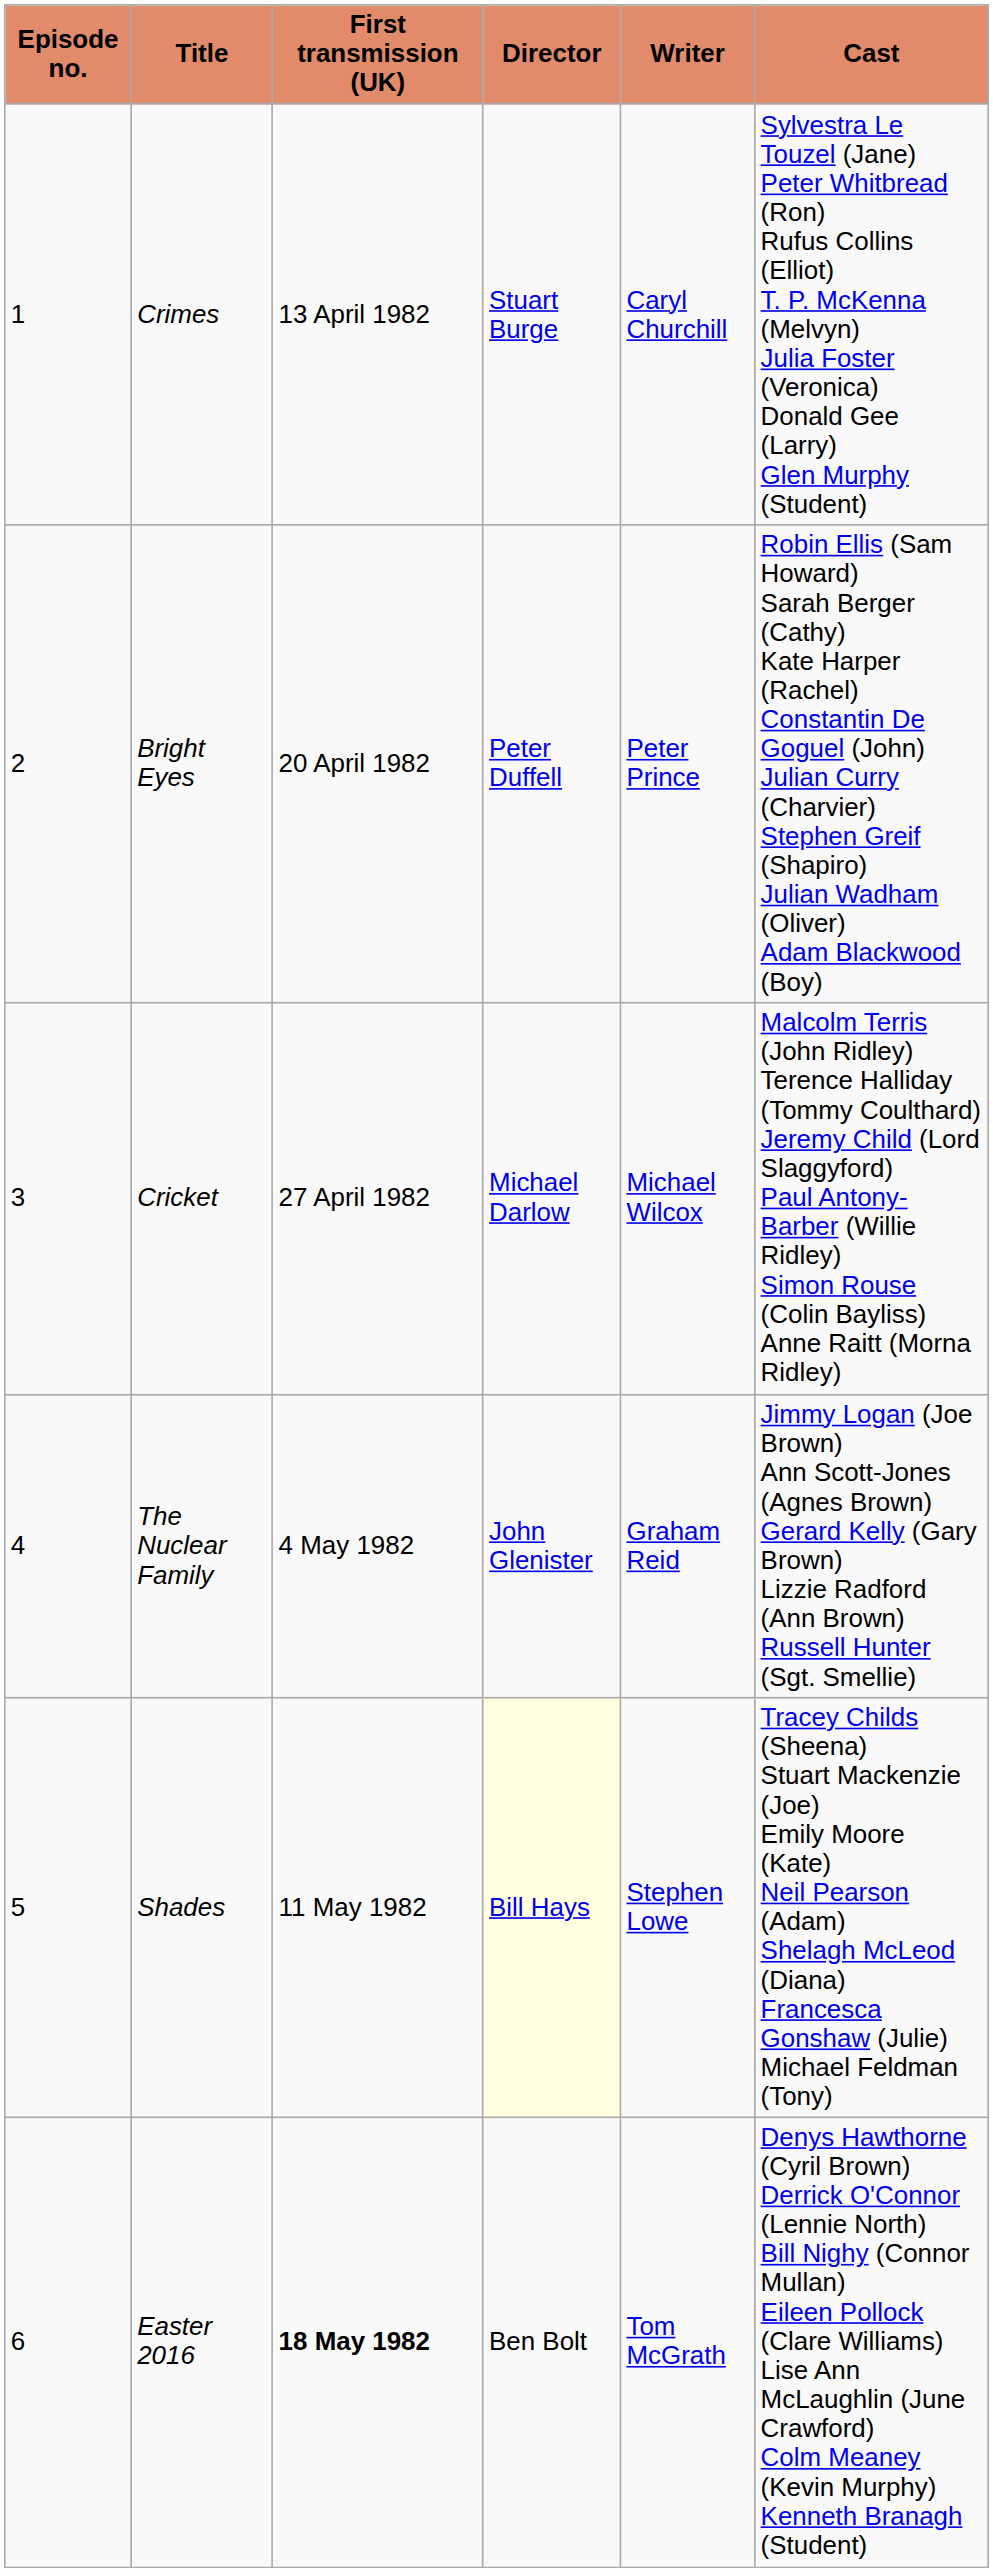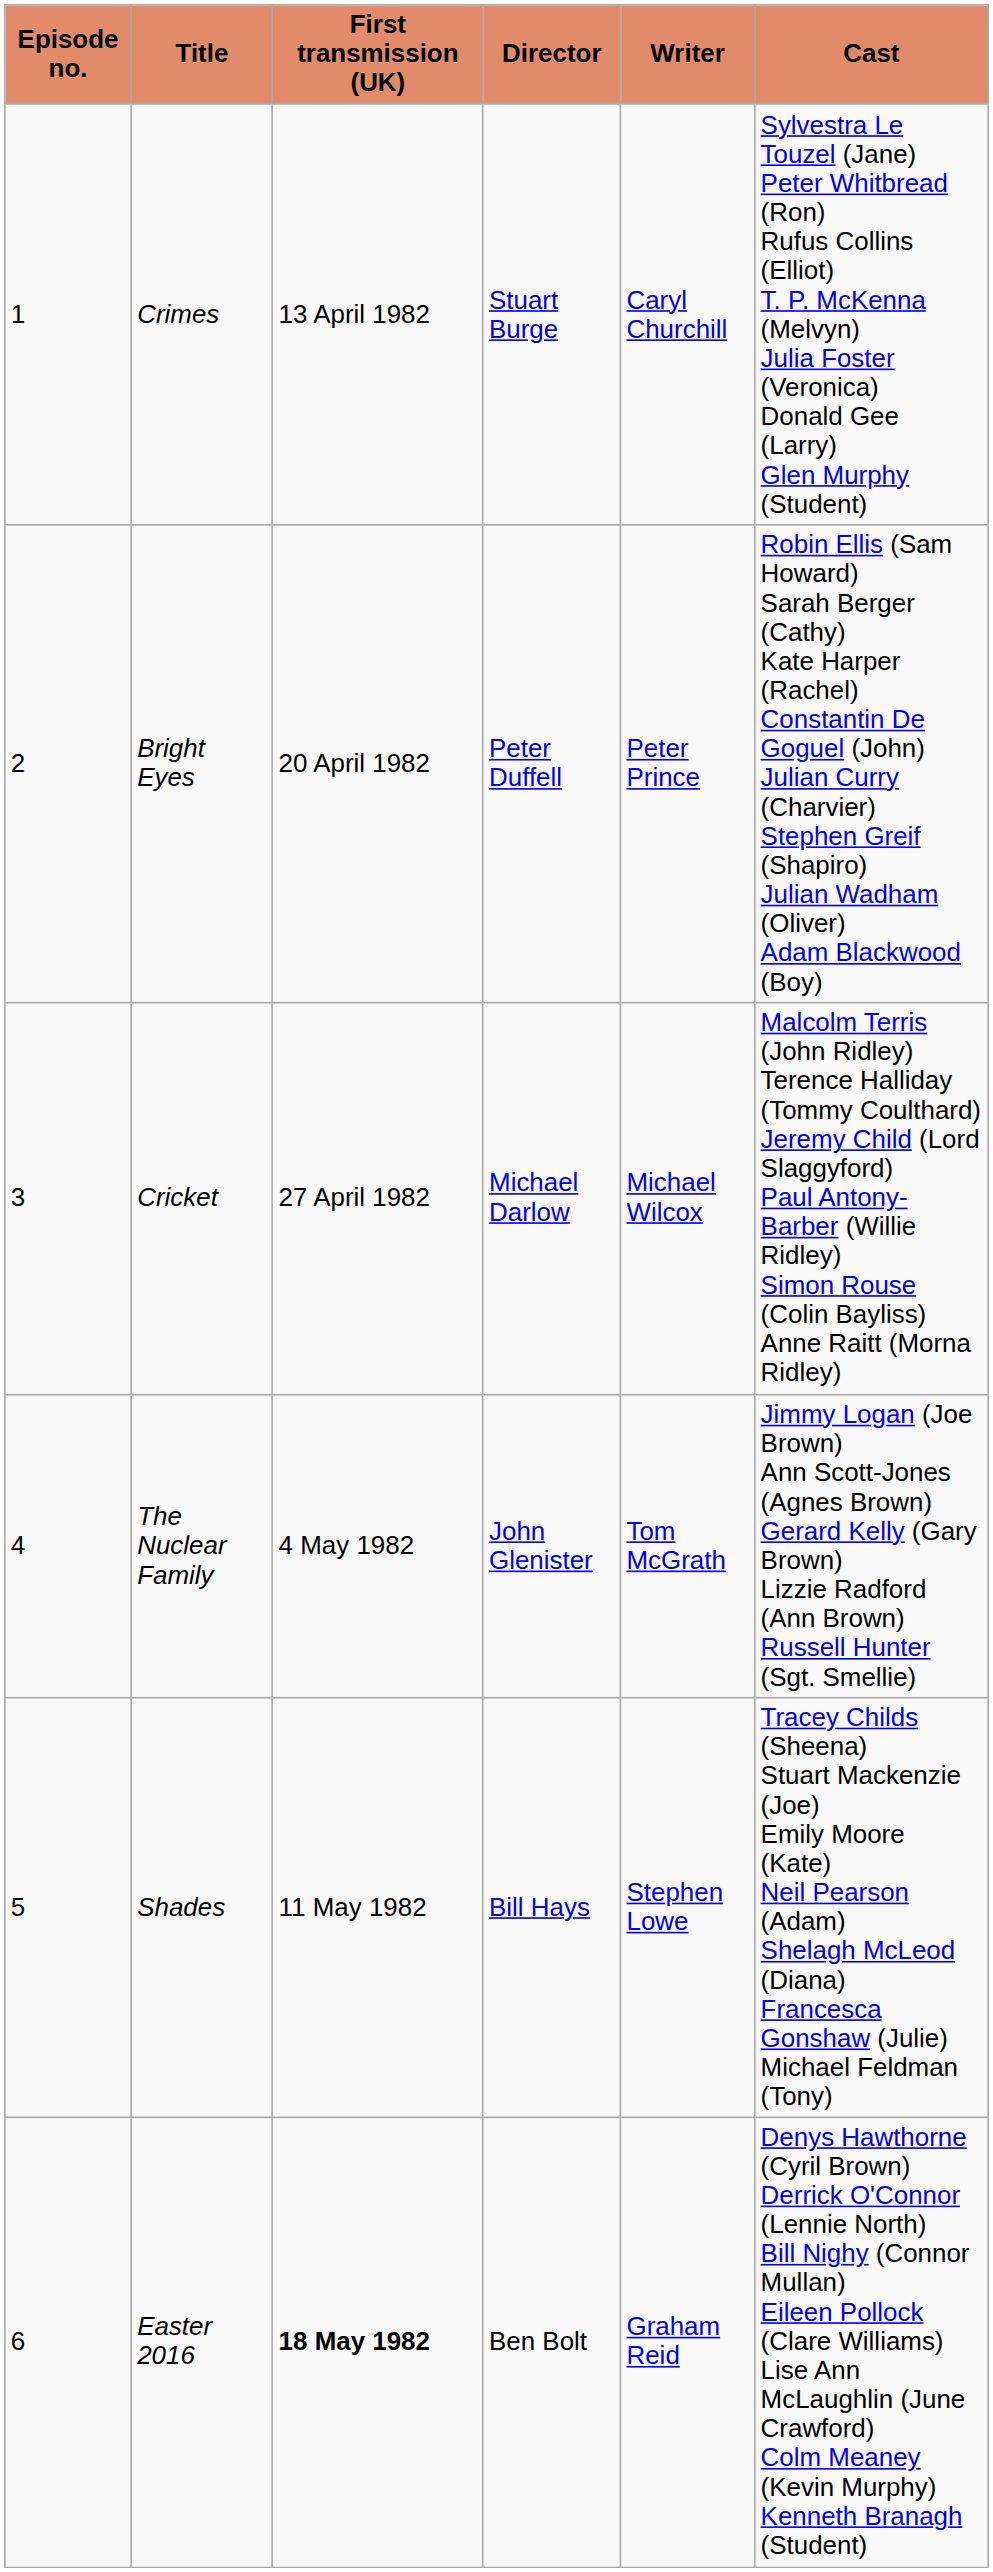(673, 1545) Graham Reid -> (676, 1545) Tom McGrath
(539, 1907) lightyellow background -> (539, 1907) no background
(676, 2342) Tom McGrath -> (673, 2342) Graham Reid
